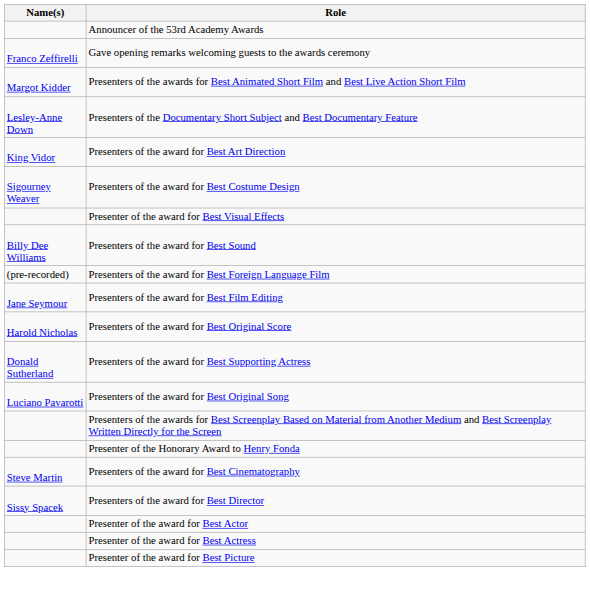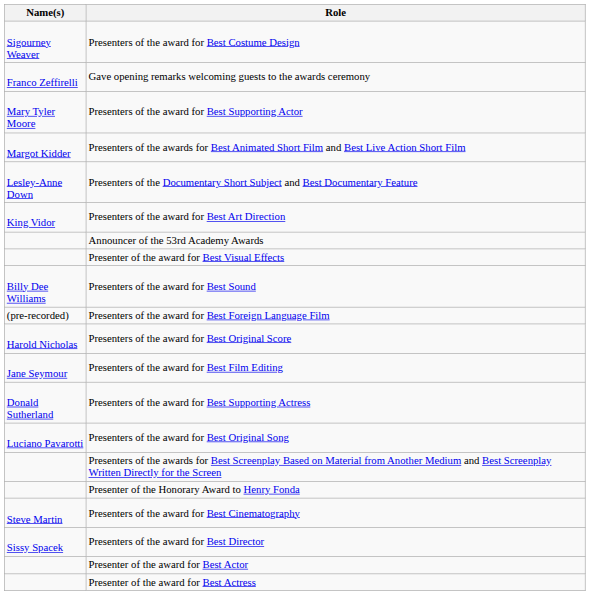rows swapped: (176, 30) <-> (194, 187)
+ row: (196, 112)
rows swapped: (190, 326) <-> (186, 297)
- row: (172, 558)
